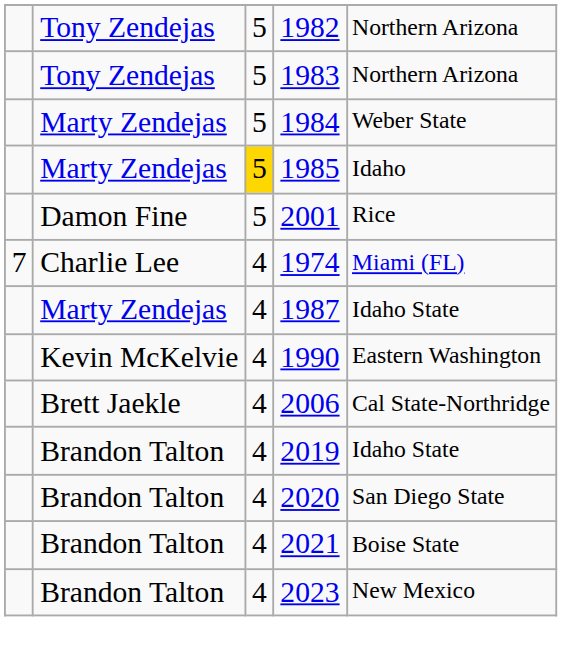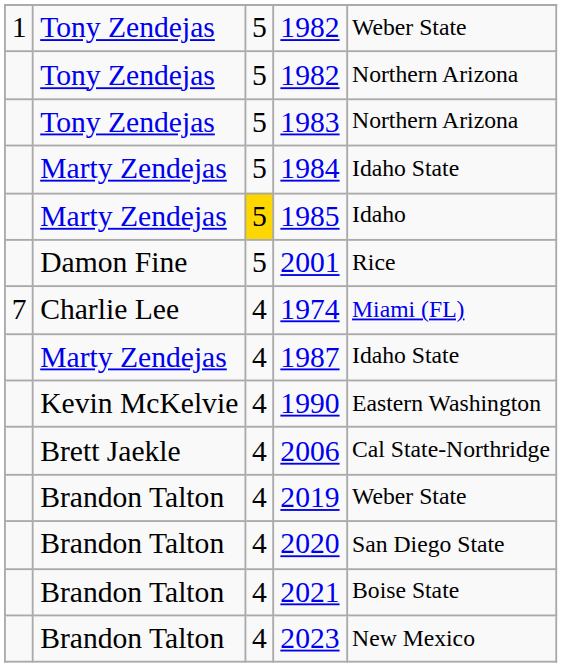+ row: (19, 27)
(409, 121) Weber State -> (406, 168) Idaho State
(406, 450) Idaho State -> (409, 497) Weber State
